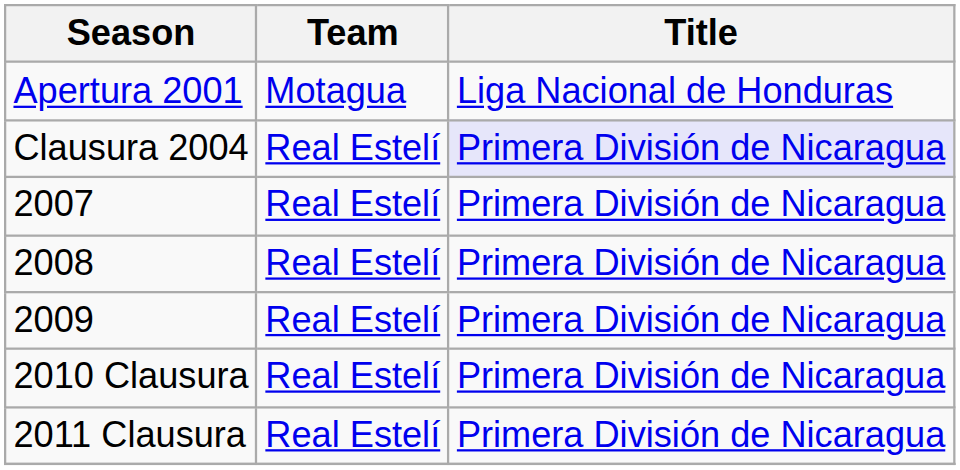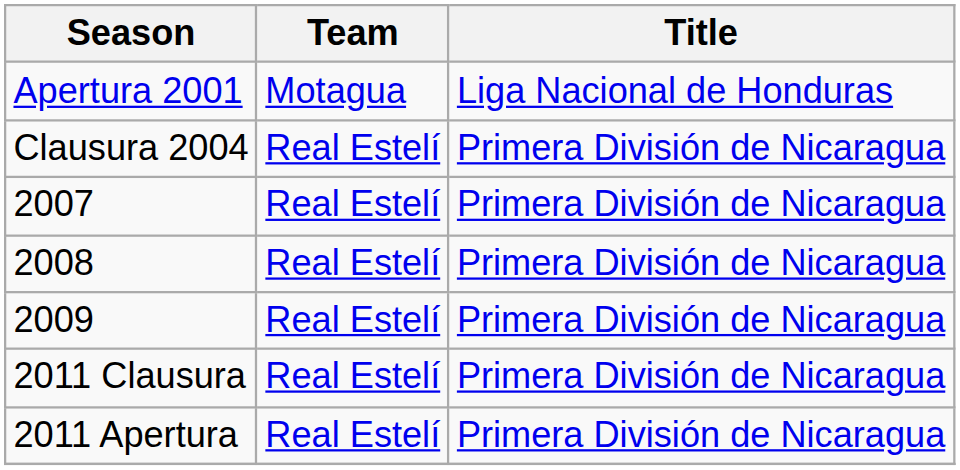(701, 147) lavender background -> (701, 147) no background
- row: (131, 377)
+ row: (126, 434)
